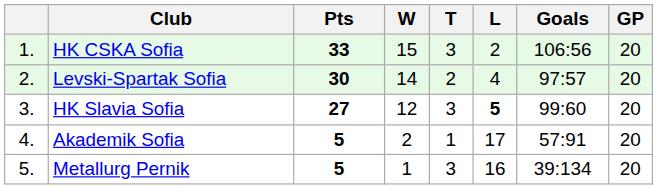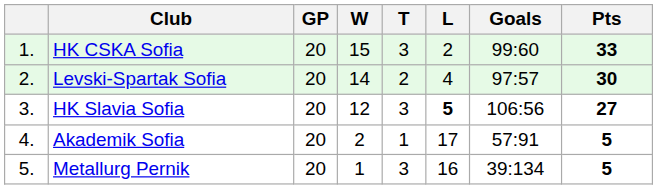columns swapped: (630, 19) <-> (339, 19)
(563, 49) 106:56 -> (515, 49) 99:60
(563, 109) 99:60 -> (515, 109) 106:56
